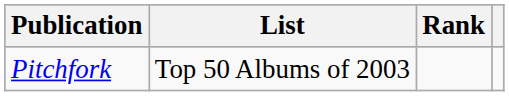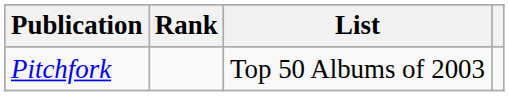columns swapped: (282, 25) <-> (454, 25)
